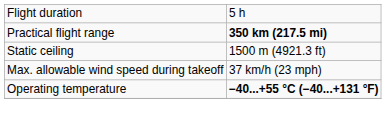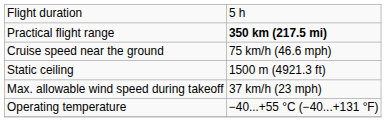+ row: (85, 51)
(304, 88) bold -> (304, 107) normal
